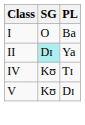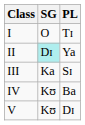(69, 33) Ba -> (68, 33) Tɪ
+ row: (13, 71)
(68, 71) Tɪ -> (69, 91) Ba
